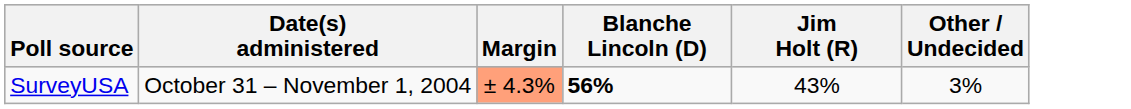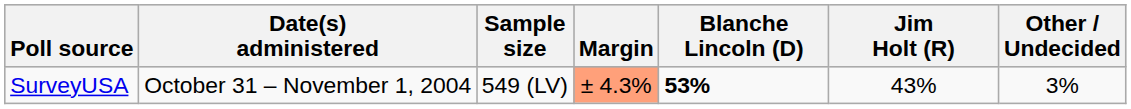+ column: (525, 36)
(591, 85) 56% -> (687, 85) 53%
